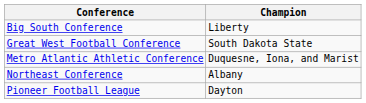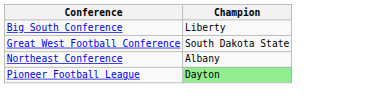- row: (105, 59)
(226, 91) no background -> (202, 75) lightgreen background
